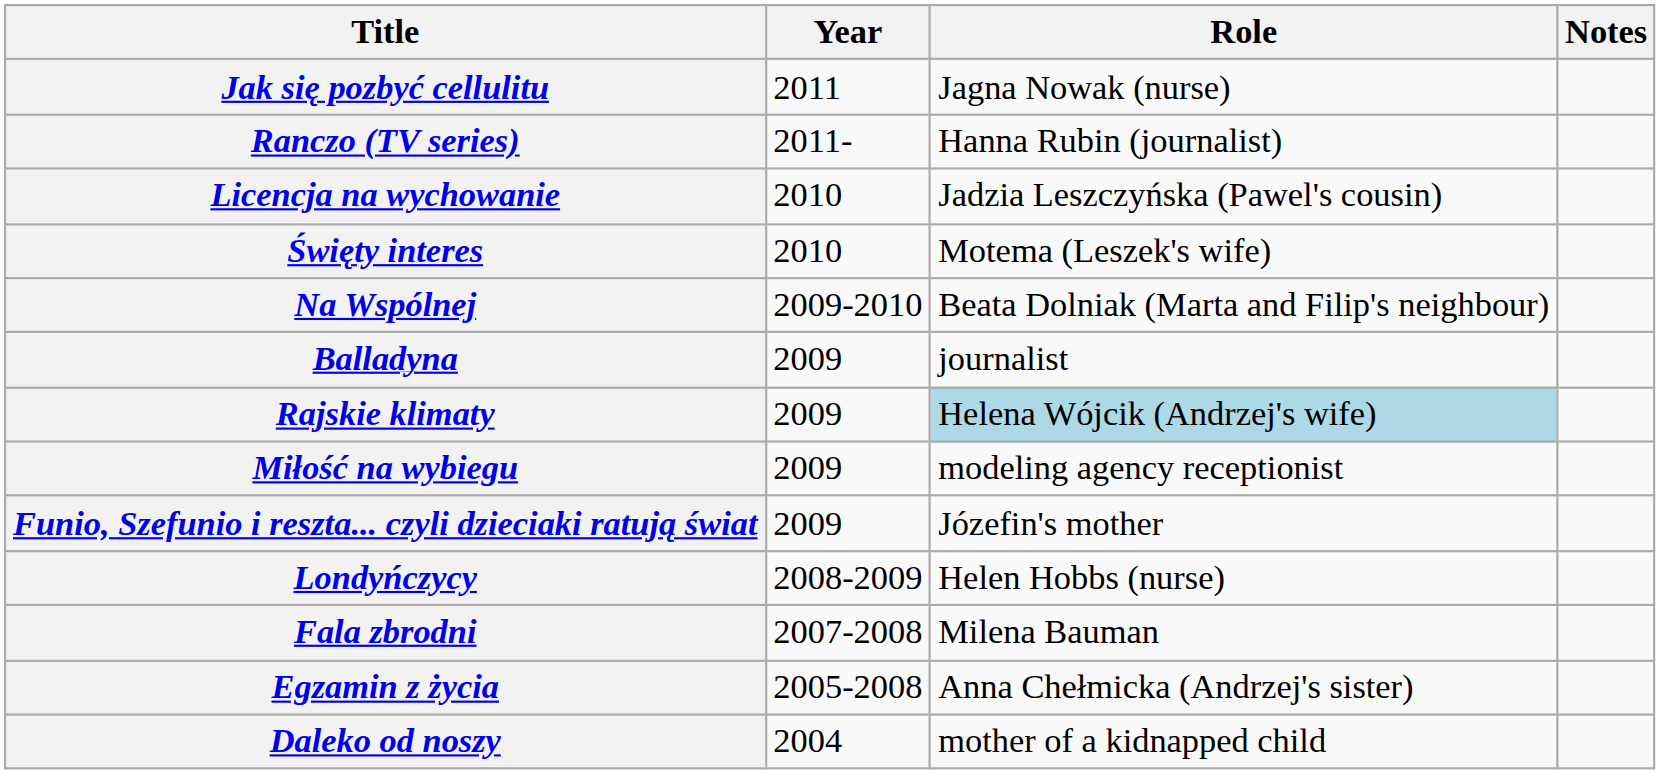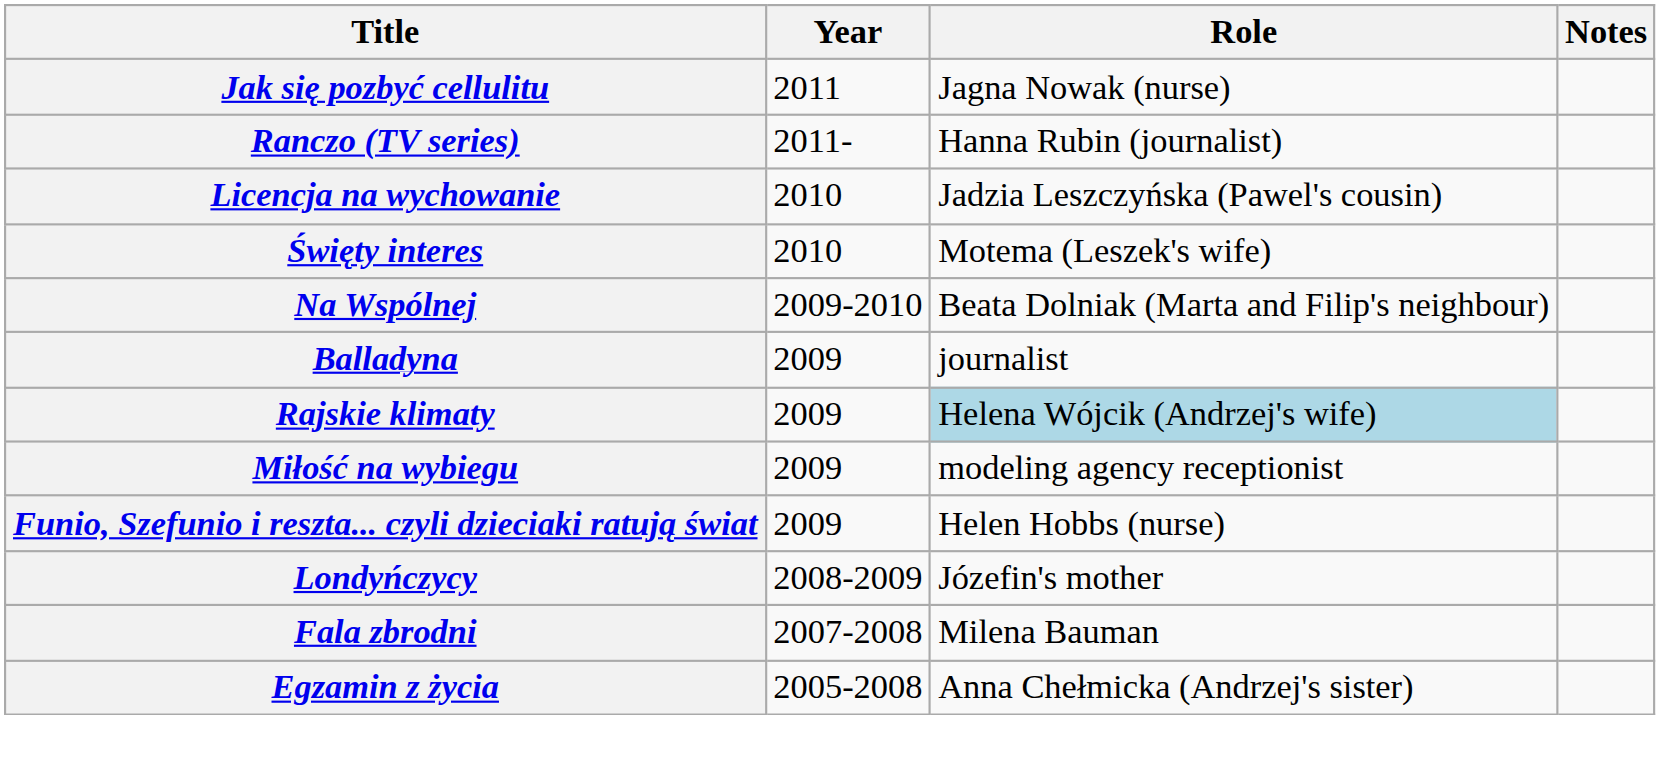(1051, 522) Józefin's mother -> (1082, 522) Helen Hobbs (nurse)
(1082, 577) Helen Hobbs (nurse) -> (1051, 577) Józefin's mother
- row: (385, 741)
